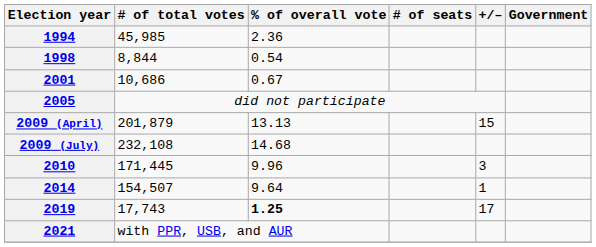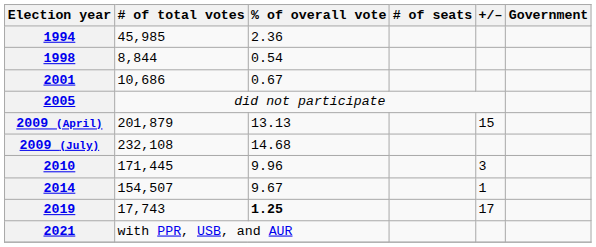(267, 188) 9.64 -> (267, 188) 9.67
